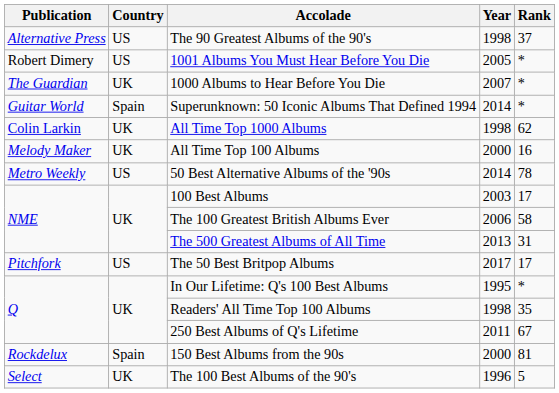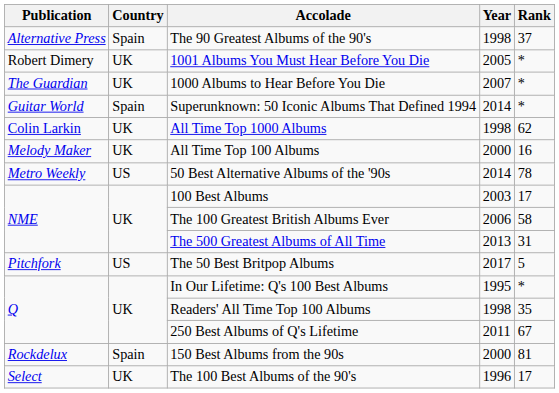(121, 38) US -> (128, 38) Spain
(121, 60) US -> (123, 60) UK
(525, 264) 17 -> (521, 264) 5
(521, 377) 5 -> (525, 377) 17
